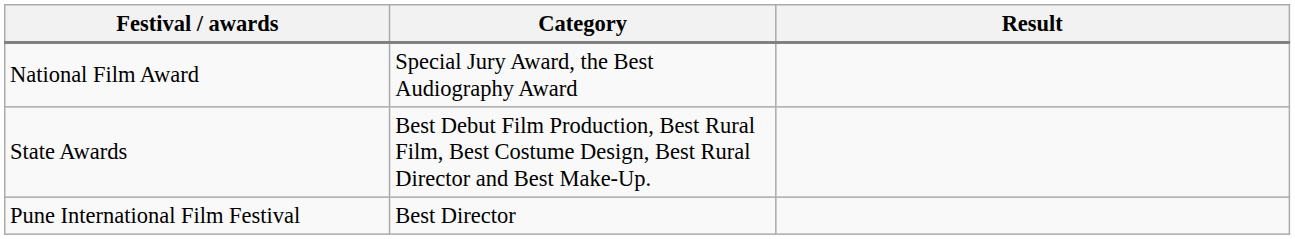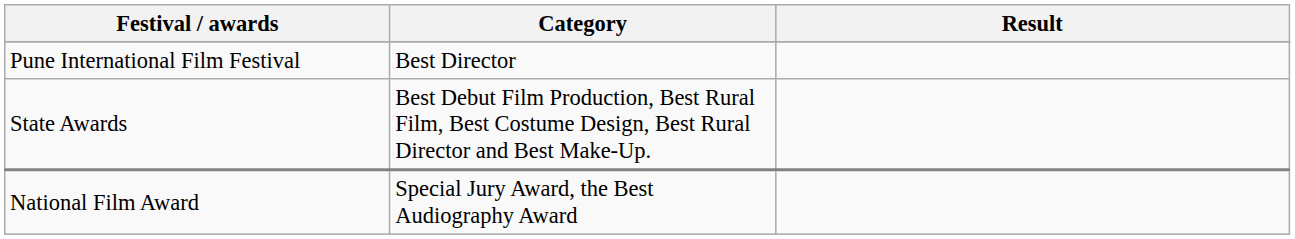rows swapped: (104, 74) <-> (155, 215)
